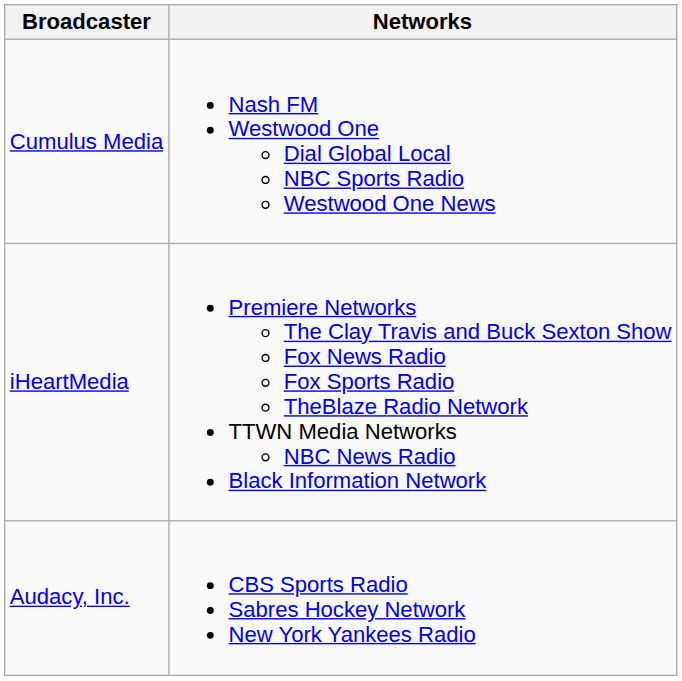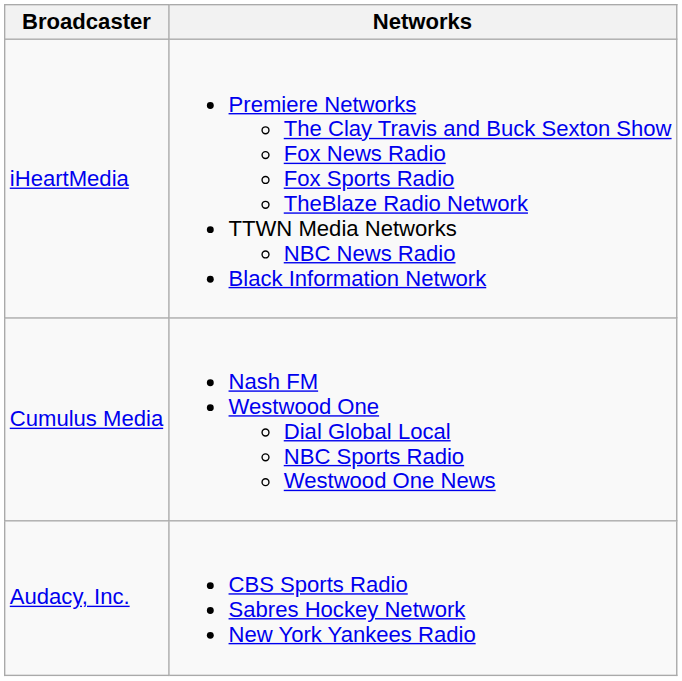rows swapped: (69, 381) <-> (86, 141)
